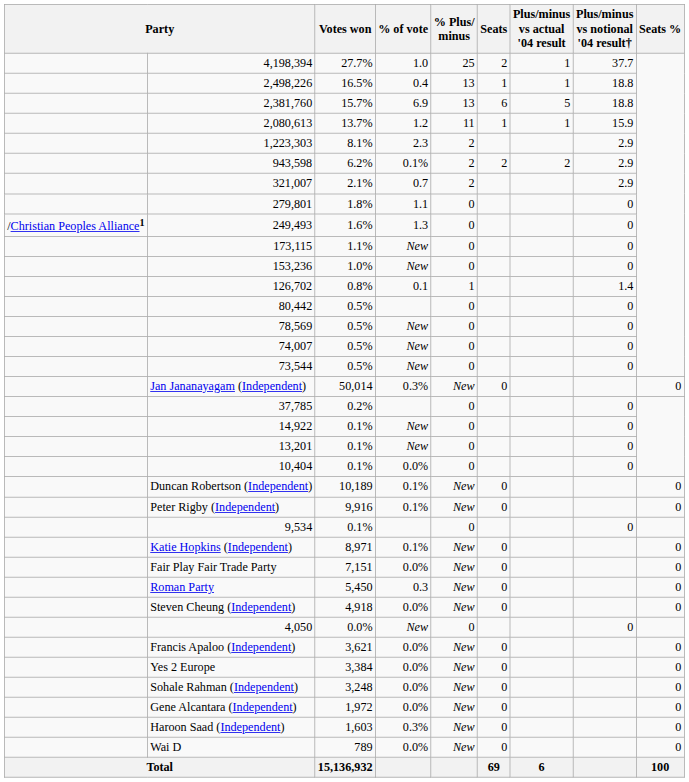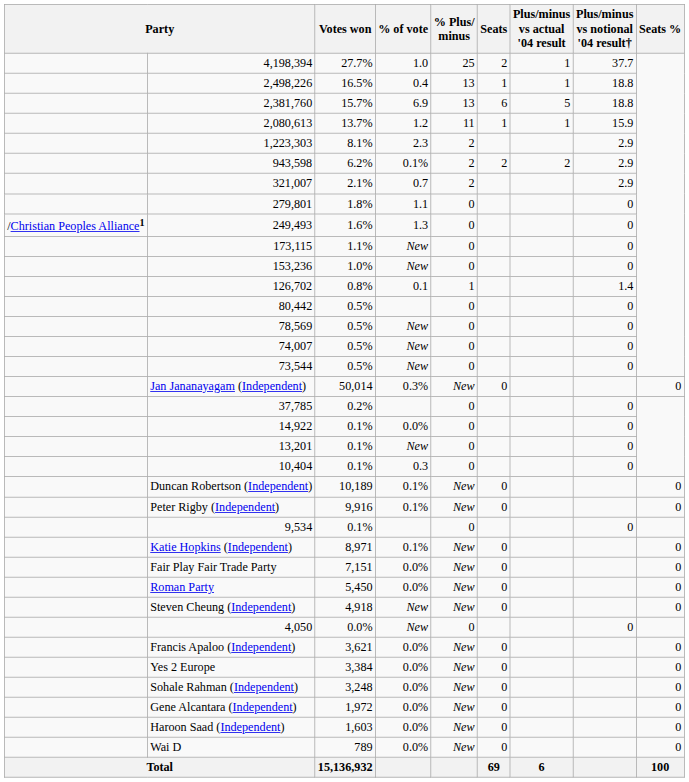(417, 426) New -> (415, 426) 0.0%
(415, 467) 0.0% -> (421, 467) 0.3
(421, 587) 0.3 -> (415, 587) 0.0%
(415, 607) 0.0% -> (417, 607) New
(415, 727) 0.3% -> (415, 727) 0.0%
